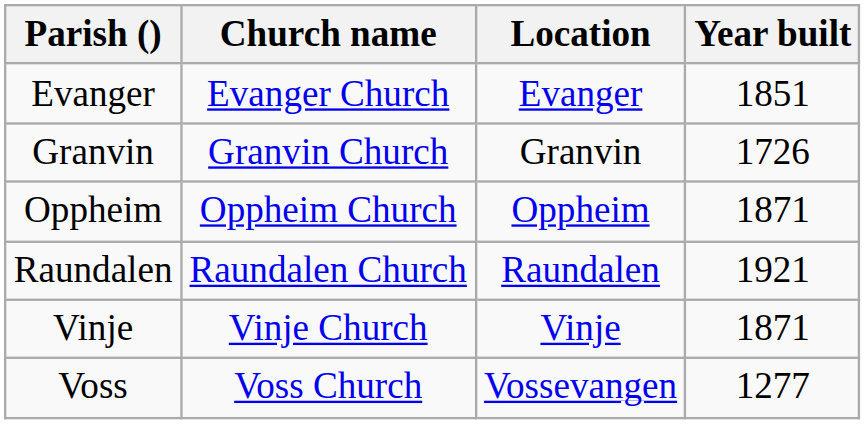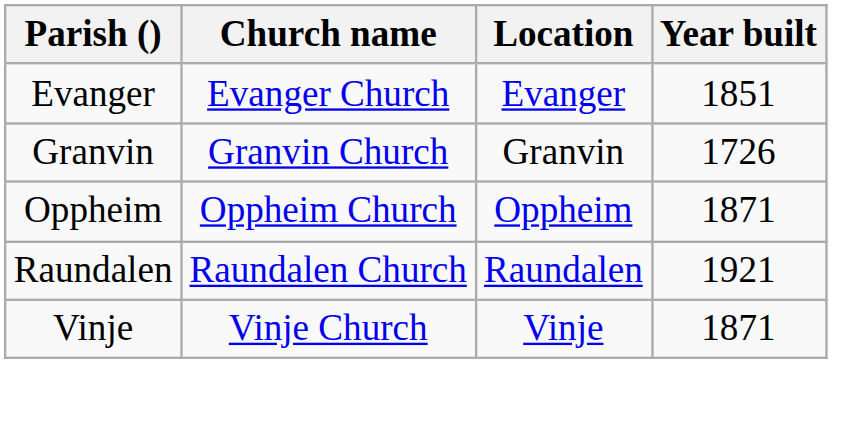- row: (93, 387)
